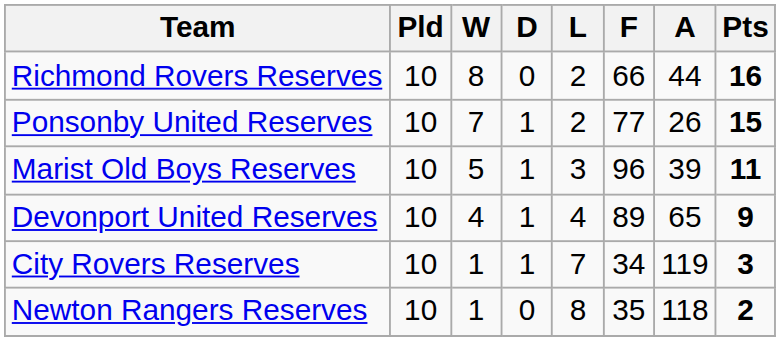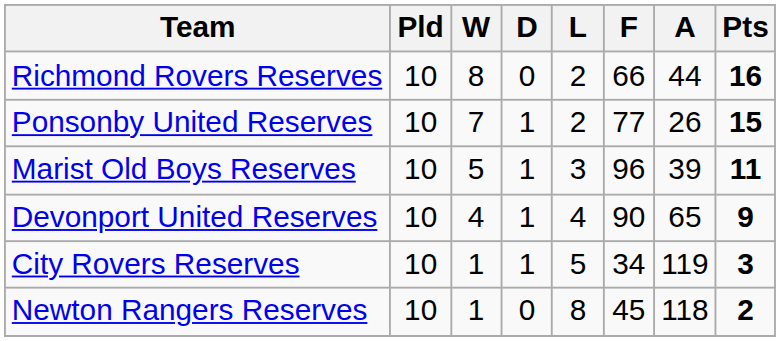(629, 216) 89 -> (629, 216) 90
(578, 264) 7 -> (578, 264) 5
(629, 311) 35 -> (629, 311) 45
